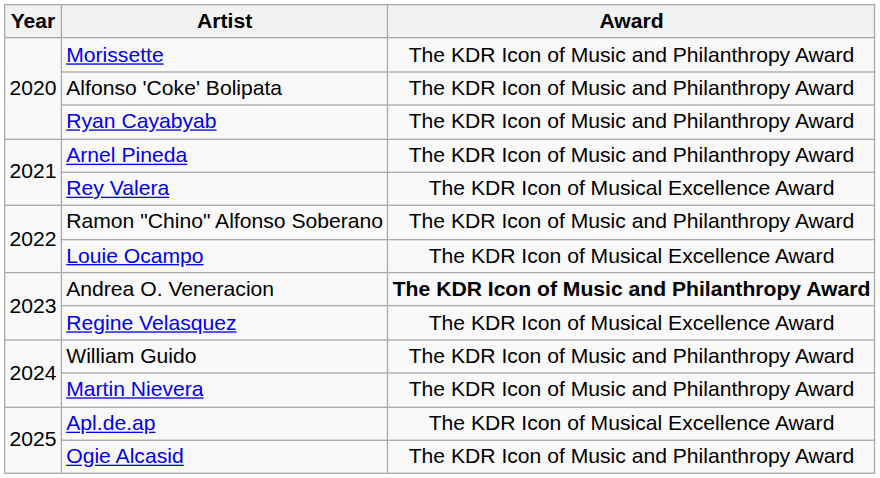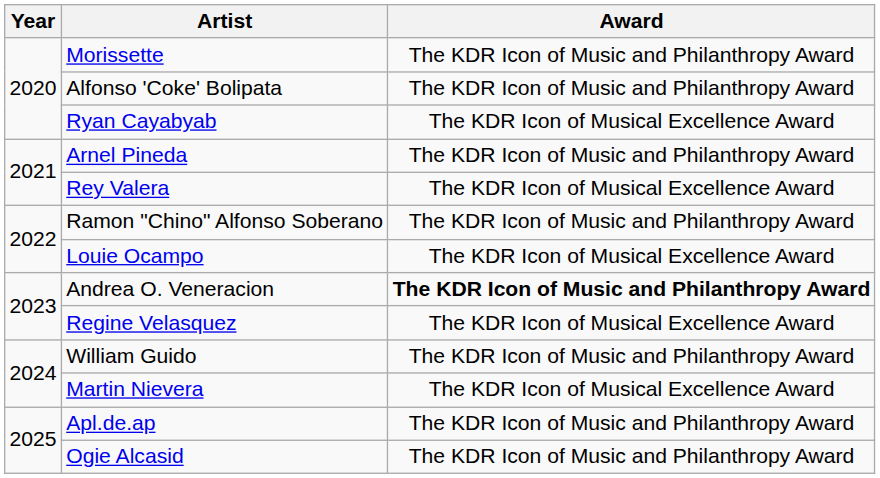(632, 121) The KDR Icon of Music and Philanthropy Award -> (632, 121) The KDR Icon of Musical Excellence Award
(632, 389) The KDR Icon of Music and Philanthropy Award -> (632, 389) The KDR Icon of Musical Excellence Award
(632, 423) The KDR Icon of Musical Excellence Award -> (632, 423) The KDR Icon of Music and Philanthropy Award
